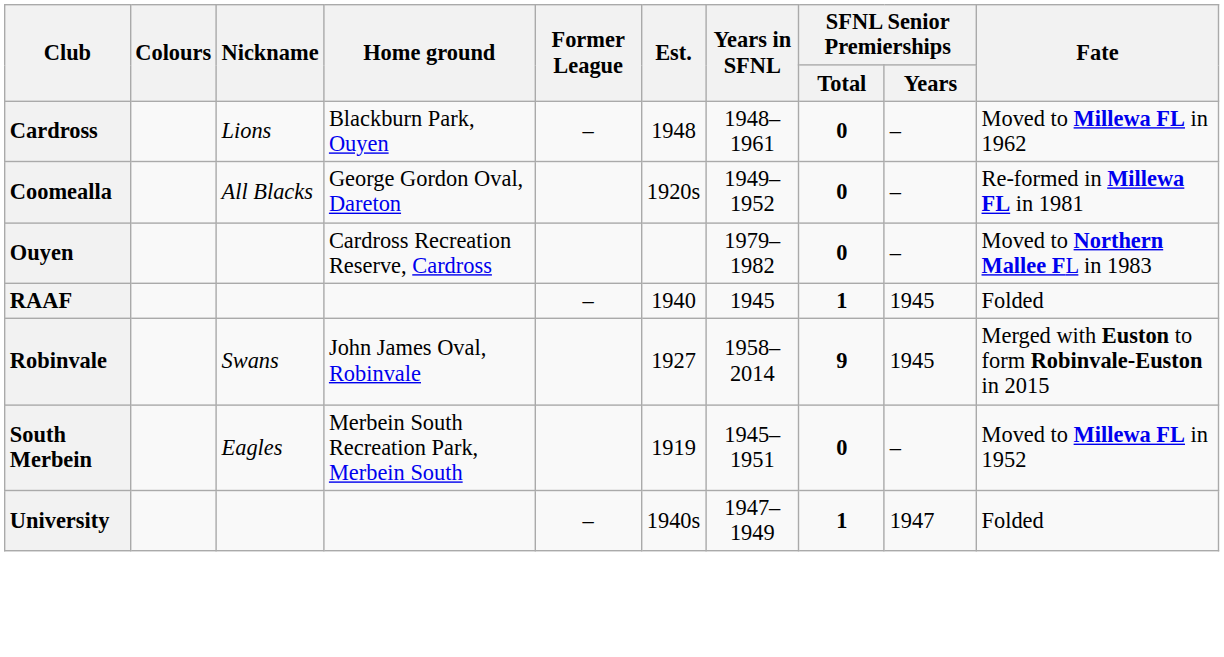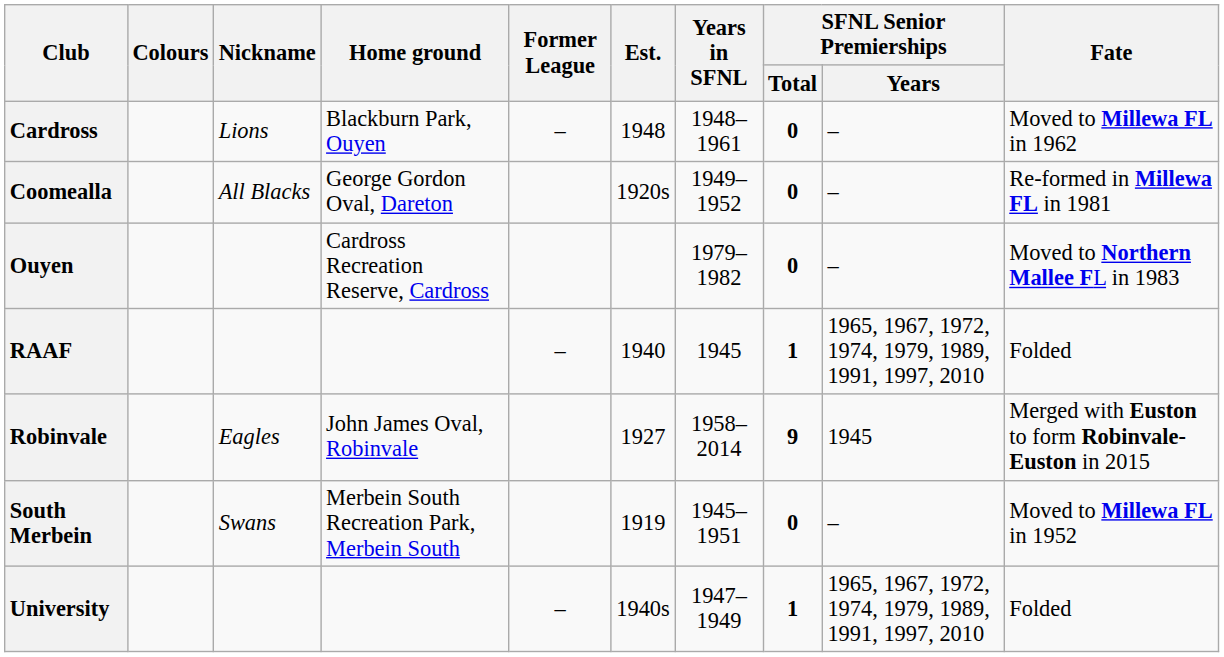(912, 300) 1945 -> (909, 351) 1965, 1967, 1972, 1974, 1979, 1989, 1991, 1997, 2010
(250, 361) Swans -> (249, 437) Eagles
(252, 447) Eagles -> (247, 522) Swans
(912, 520) 1947 -> (909, 608) 1965, 1967, 1972, 1974, 1979, 1989, 1991, 1997, 2010
